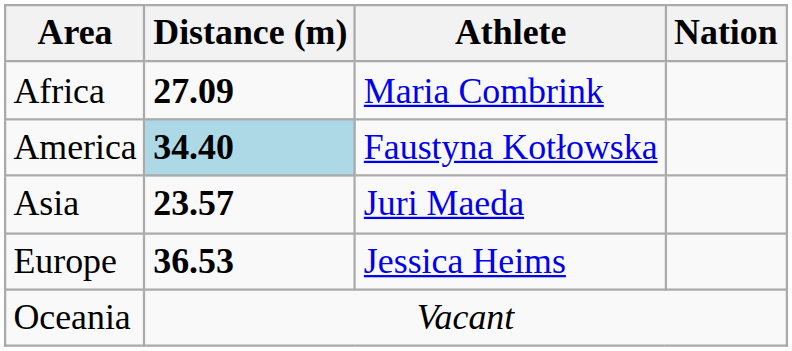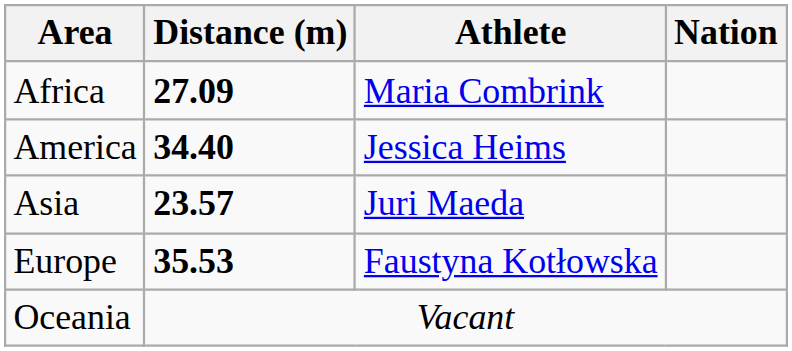(194, 146) lightblue background -> (194, 146) no background
(511, 146) Faustyna Kotłowska -> (465, 146) Jessica Heims
(194, 260) 36.53 -> (194, 260) 35.53
(465, 260) Jessica Heims -> (511, 260) Faustyna Kotłowska
